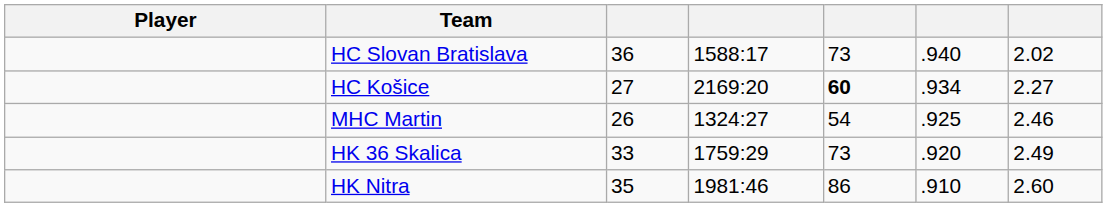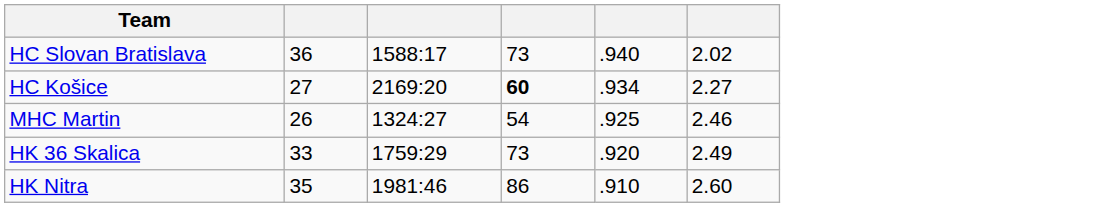- column: (165, 20)
